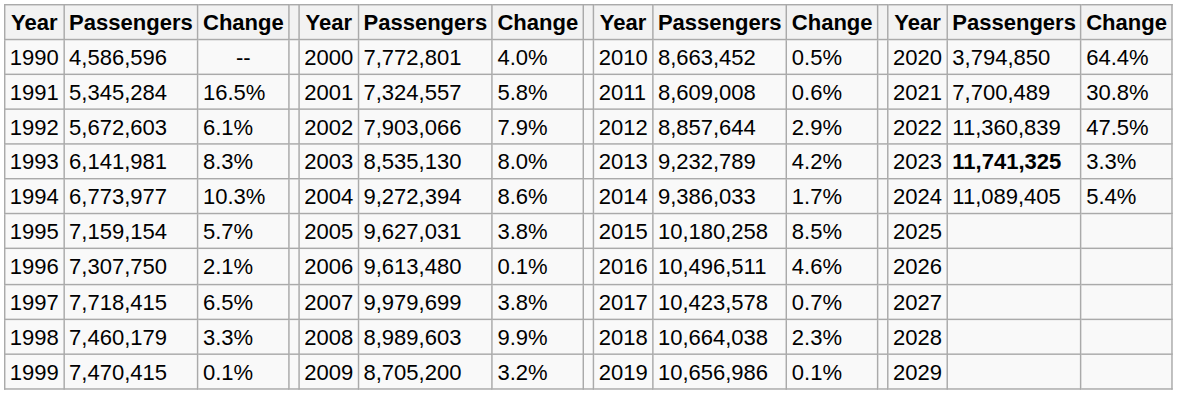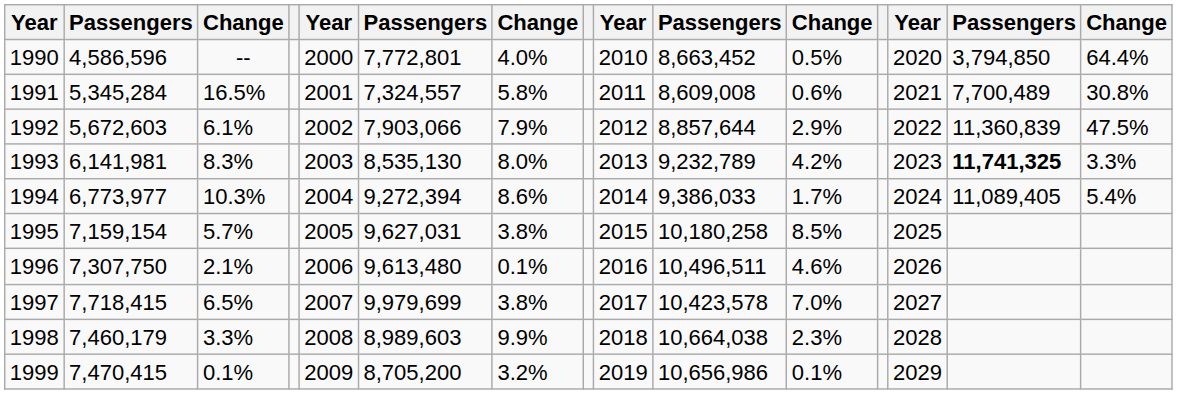(817, 301) 0.7% -> (817, 301) 7.0%
